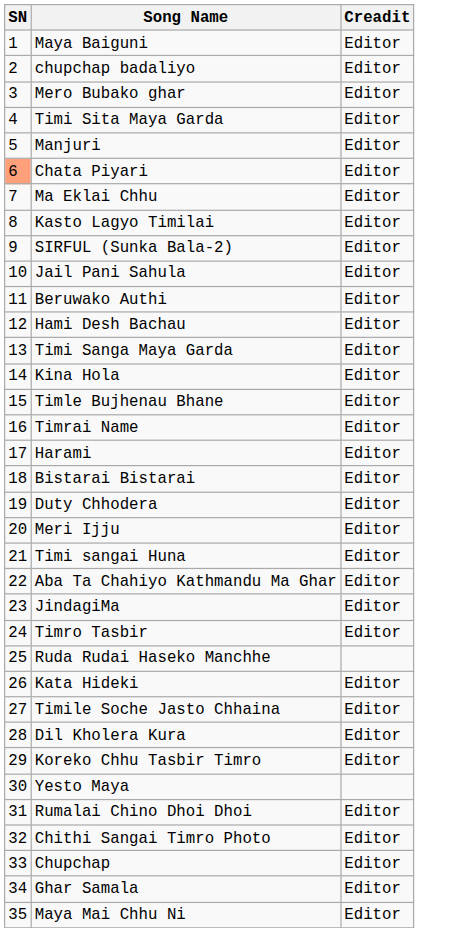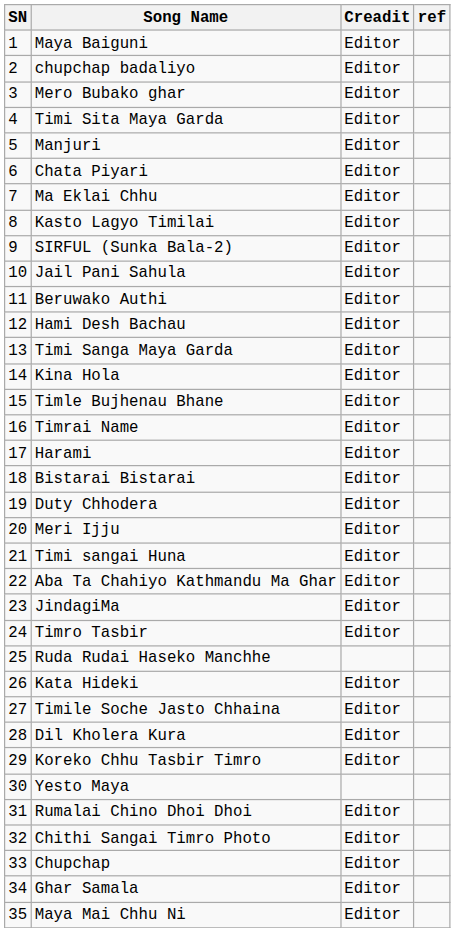+ column: (432, 17)
(13, 171) lightsalmon background -> (13, 171) no background
